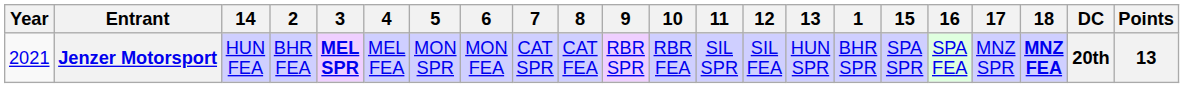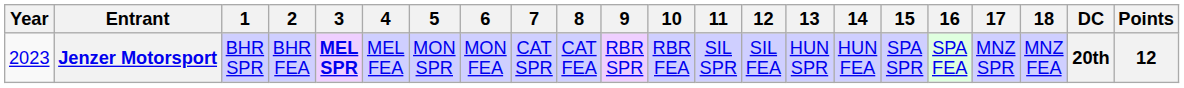columns swapped: (858, 19) <-> (245, 19)
(29, 57) 2021 -> (29, 57) 2023
(1044, 57) bold -> (1044, 57) normal
(1146, 57) 13 -> (1146, 57) 12
